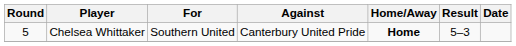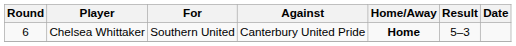(26, 32) 5 -> (26, 32) 6
